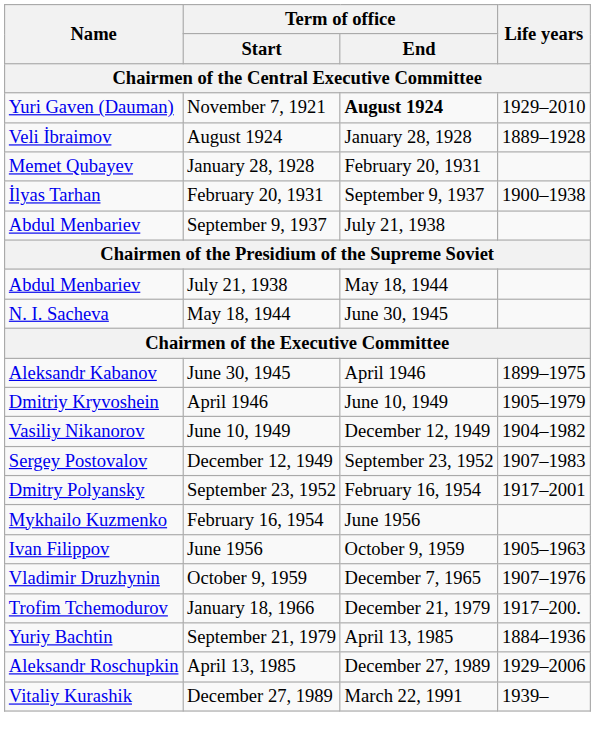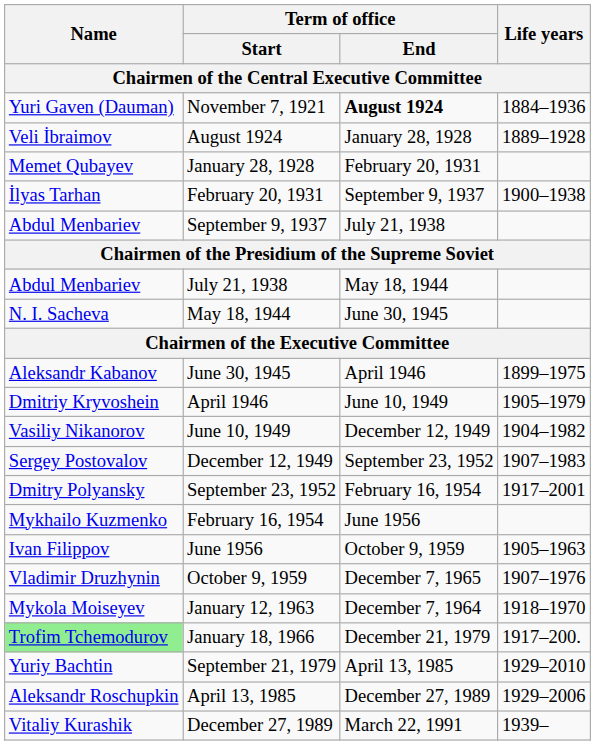(544, 107) 1929–2010 -> (544, 107) 1884–1936
+ row: (251, 607)
(88, 607) no background -> (88, 637) lightgreen background
(544, 637) 1884–1936 -> (544, 666) 1929–2010
